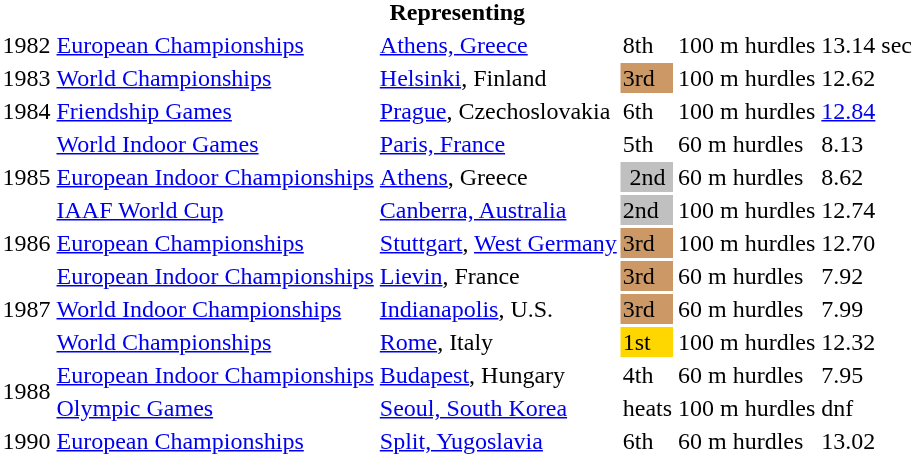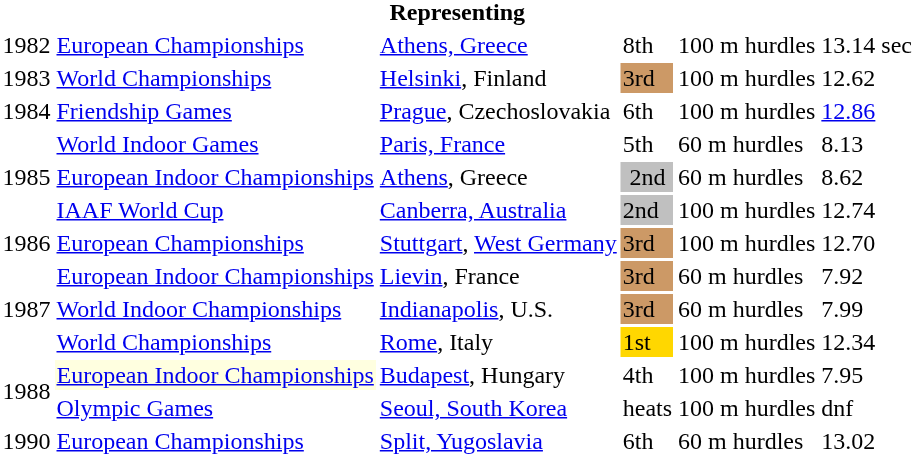(848, 110) 12.84 -> (848, 110) 12.86
(848, 341) 12.32 -> (848, 341) 12.34
(215, 374) no background -> (215, 374) lightyellow background
(741, 374) 60 m hurdles -> (747, 374) 100 m hurdles
